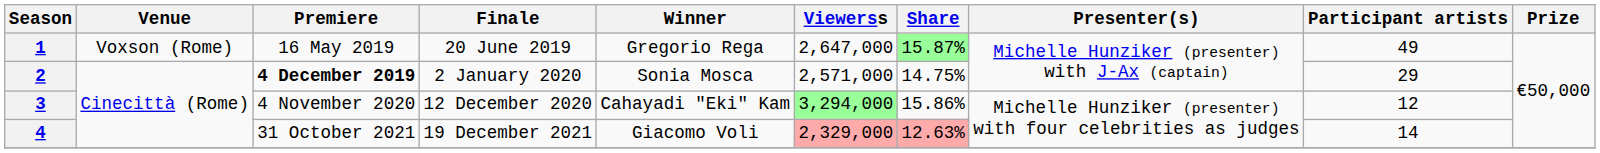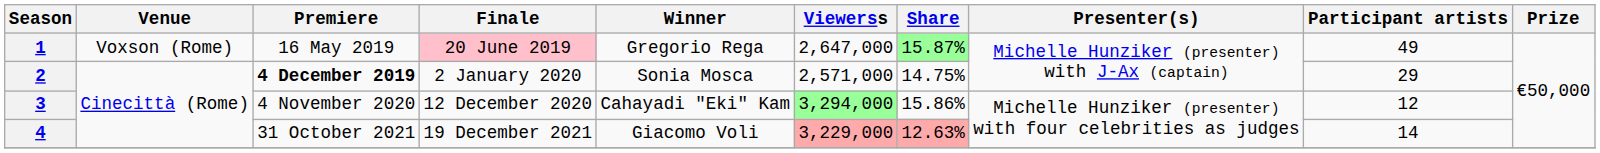(508, 48) no background -> (508, 48) pink background
(846, 133) 2,329,000 -> (846, 133) 3,229,000
